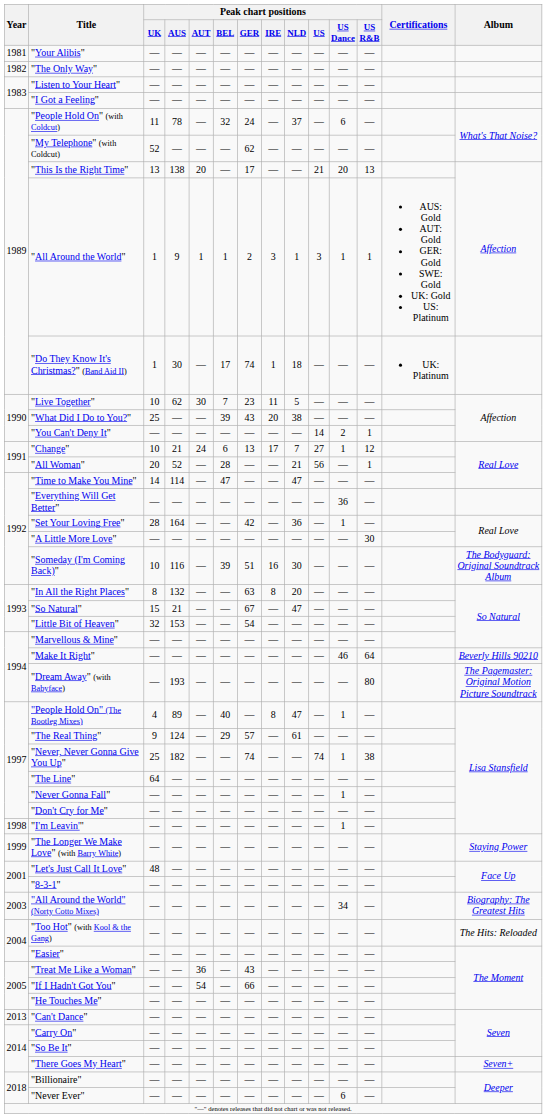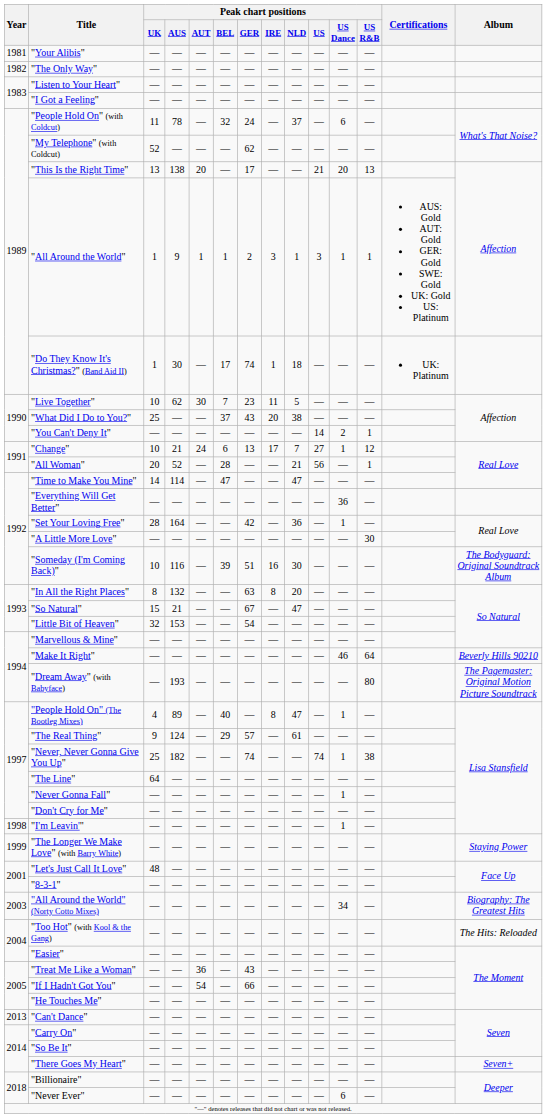(225, 417) 39 -> (225, 417) 37
